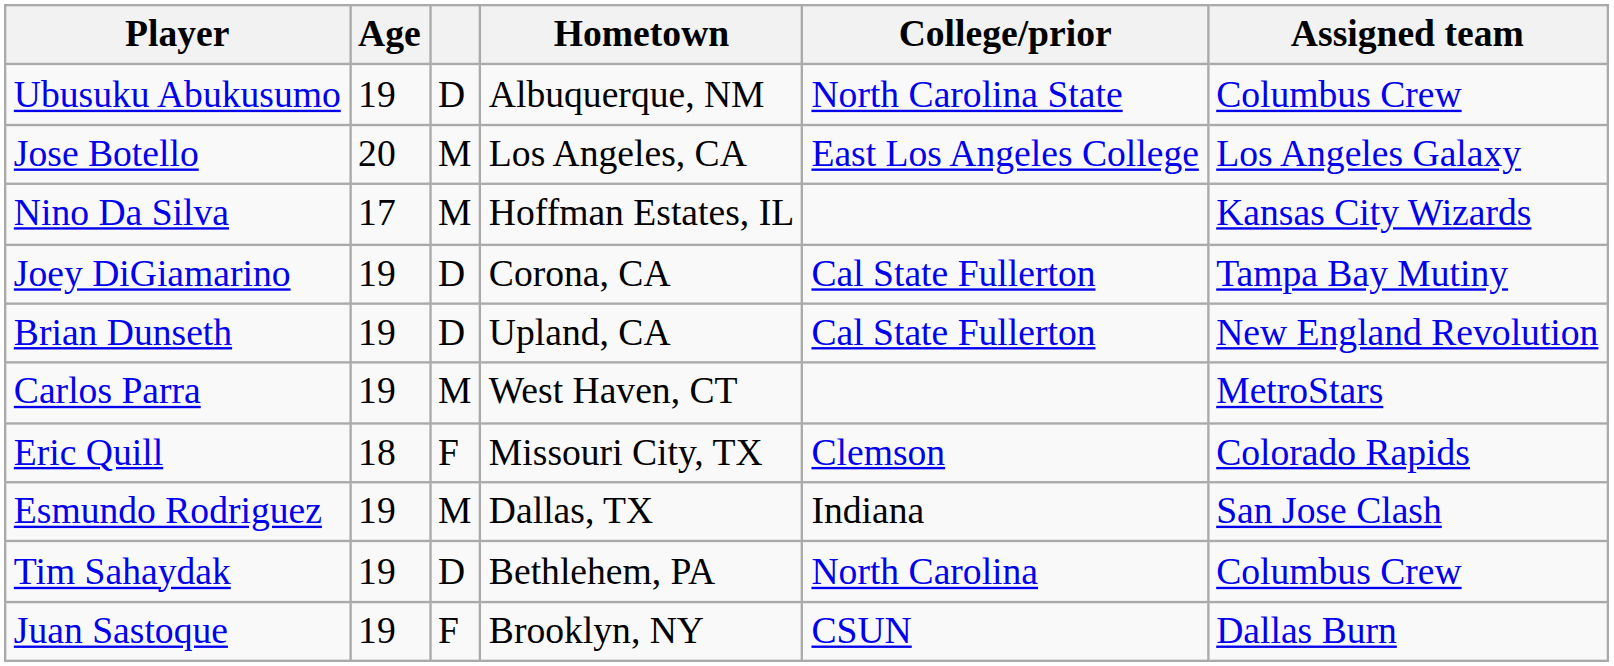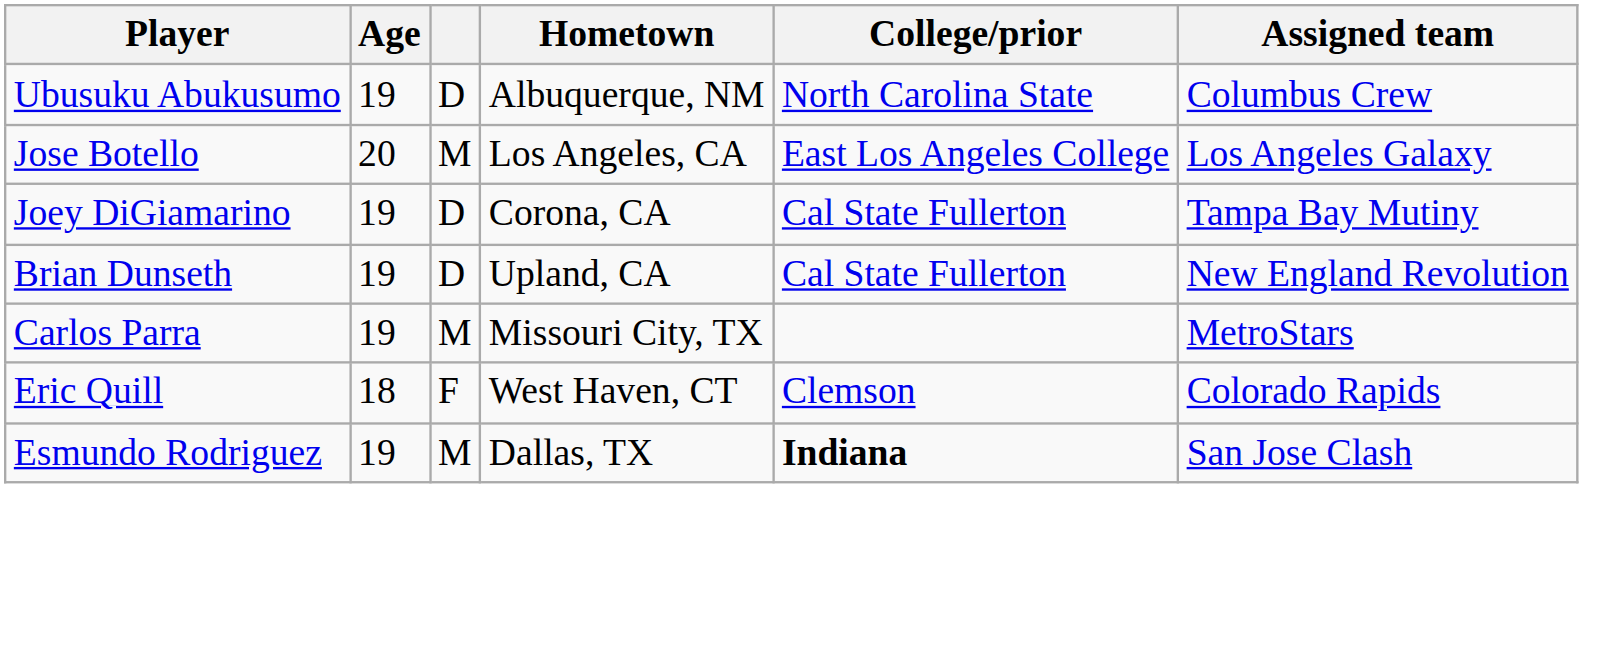- row: (121, 213)
(613, 392) West Haven, CT -> (626, 332) Missouri City, TX
(626, 451) Missouri City, TX -> (613, 392) West Haven, CT
(868, 511) normal -> (845, 451) bold
- row: (122, 570)
- row: (121, 630)
